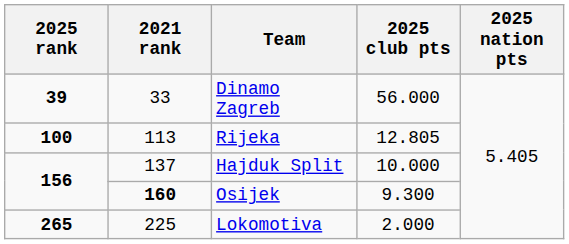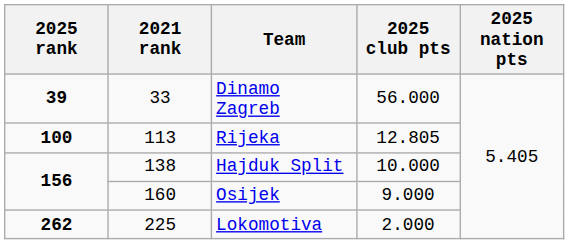(160, 167) 137 -> (160, 167) 138
(160, 196) bold -> (160, 196) normal
(408, 196) 9.300 -> (408, 196) 9.000
(56, 224) 265 -> (56, 224) 262
